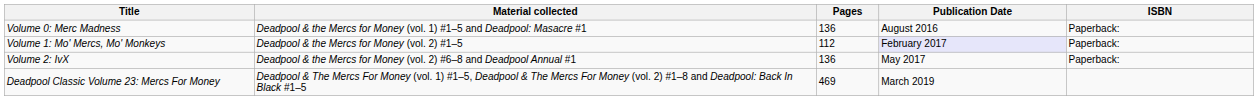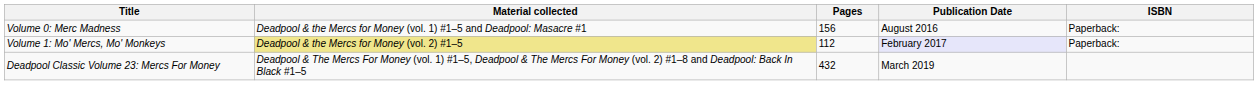(827, 28) 136 -> (827, 28) 156
(360, 44) no background -> (360, 44) khaki background
- row: (38, 60)
(827, 82) 469 -> (827, 66) 432
